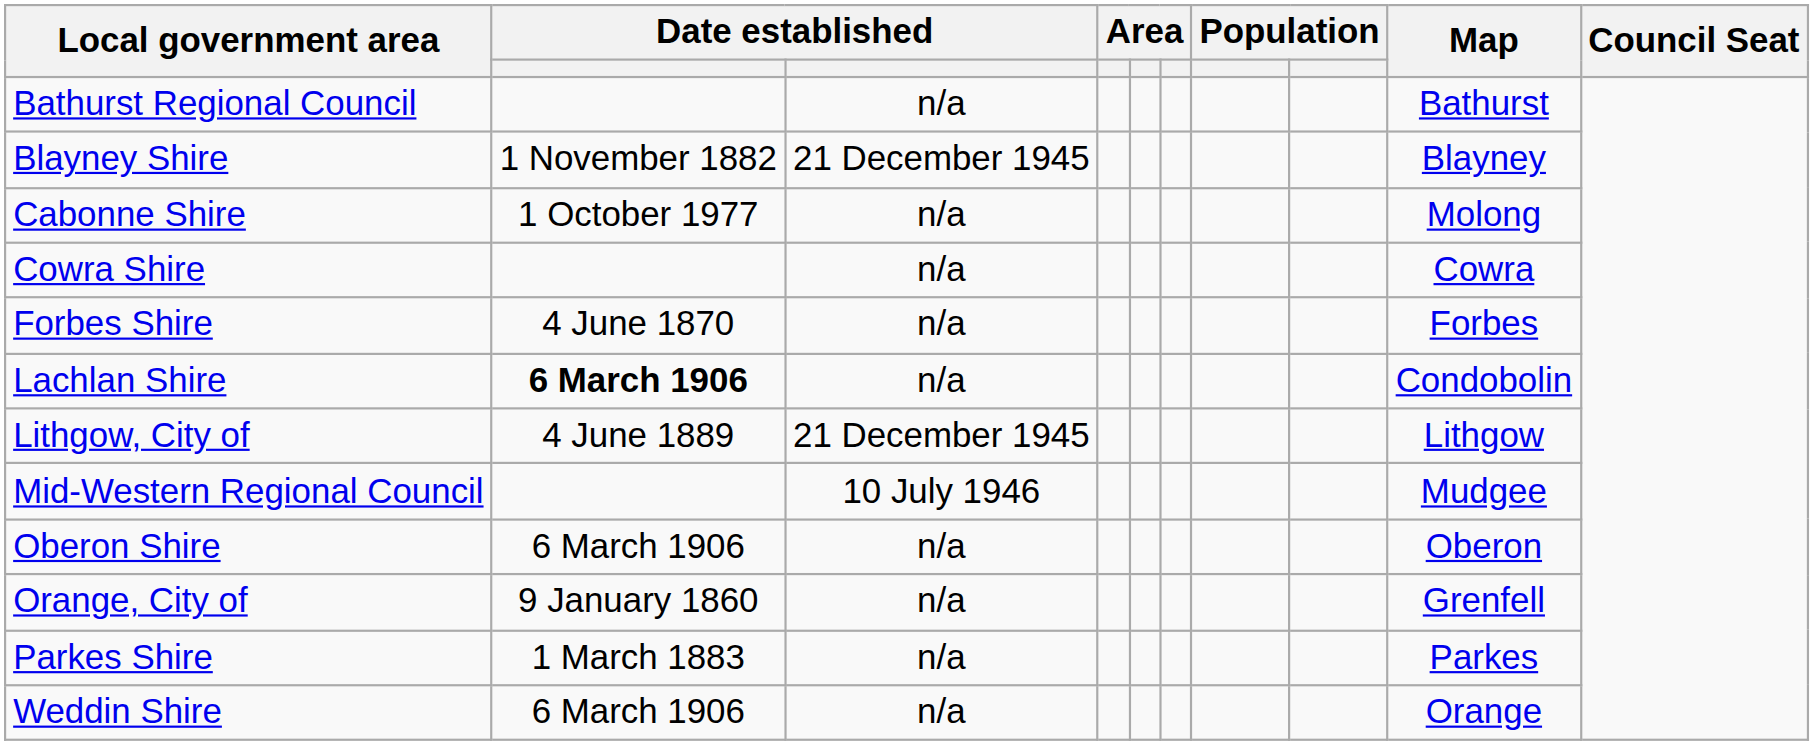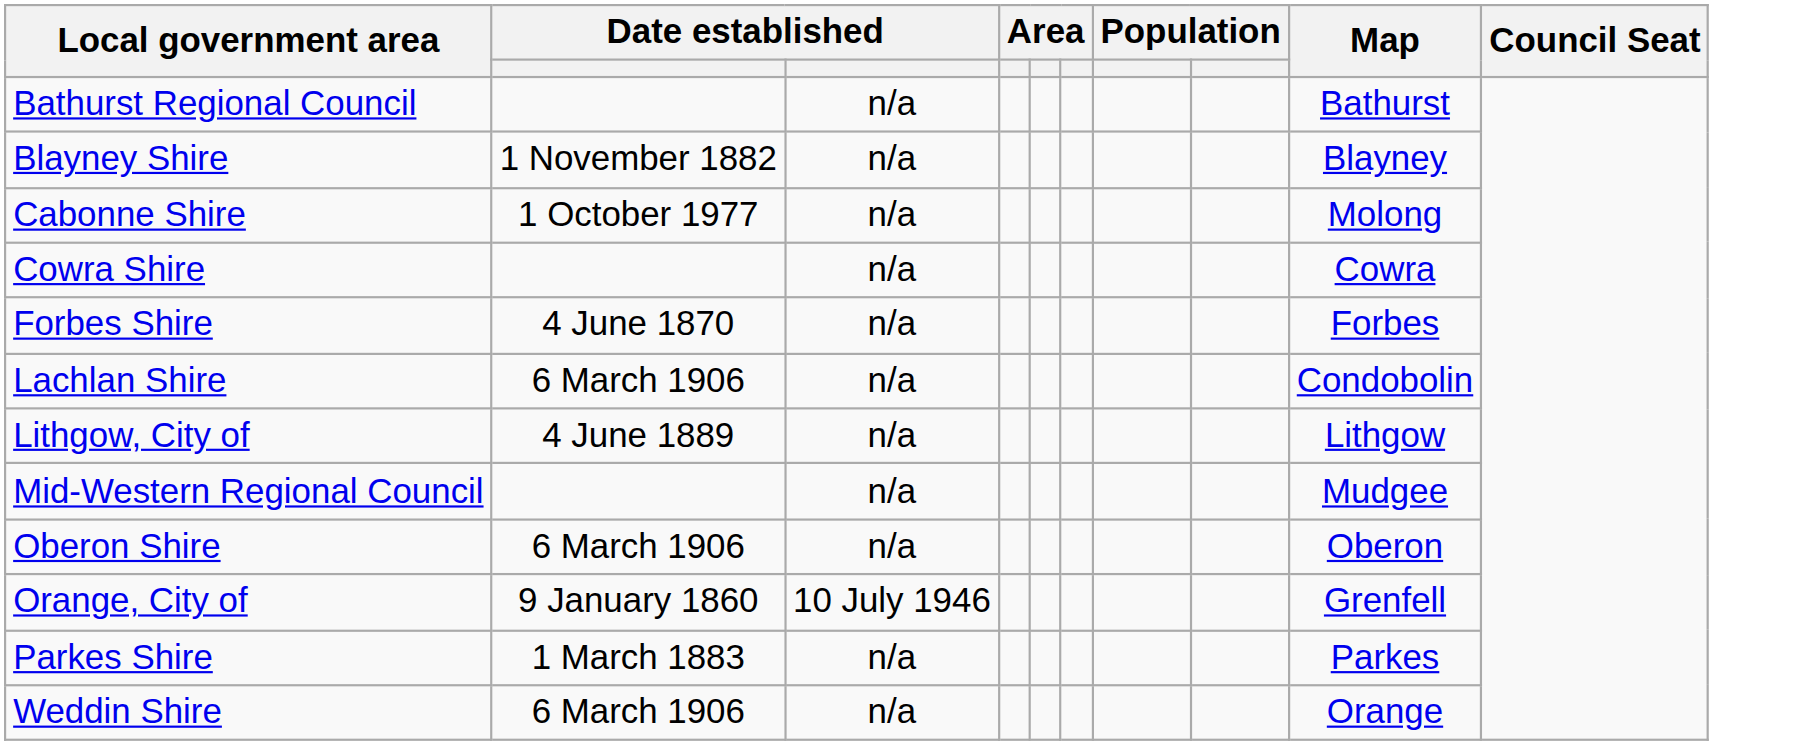(941, 158) 21 December 1945 -> (892, 158) n/a
(638, 380) bold -> (638, 380) normal
(941, 435) 21 December 1945 -> (892, 435) n/a
(941, 490) 10 July 1946 -> (892, 490) n/a
(941, 601) n/a -> (892, 601) 10 July 1946
